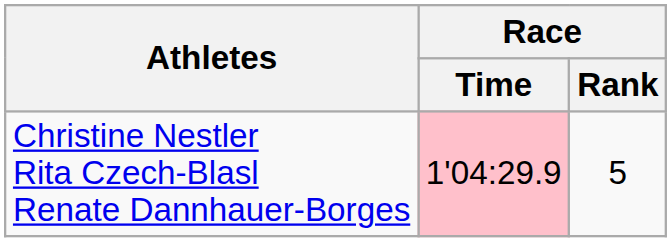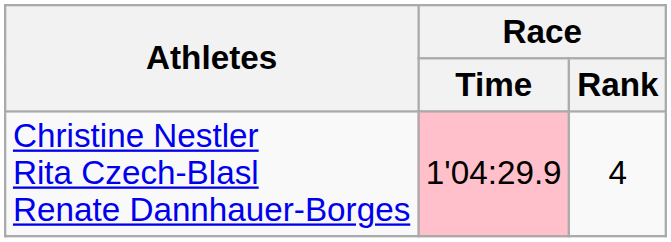(618, 174) 5 -> (618, 174) 4
